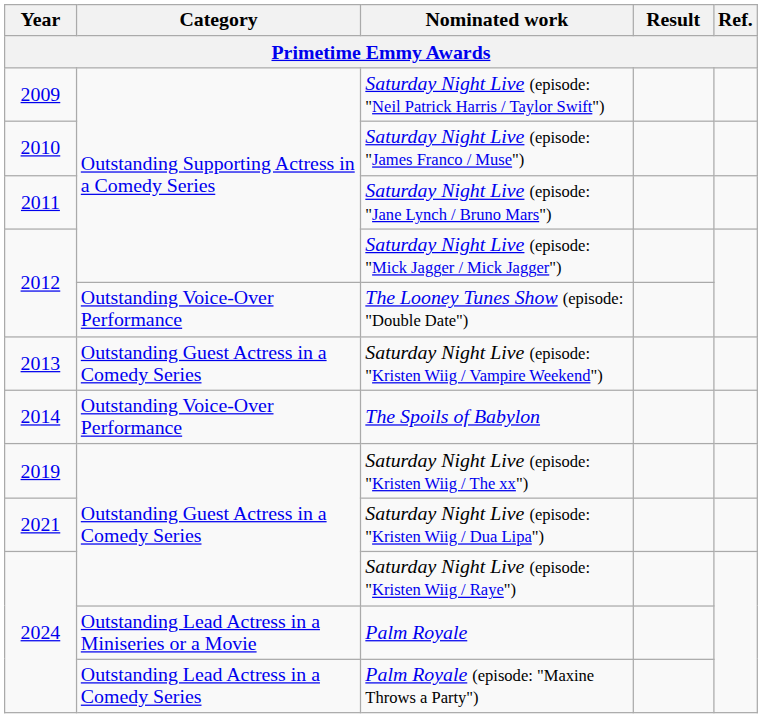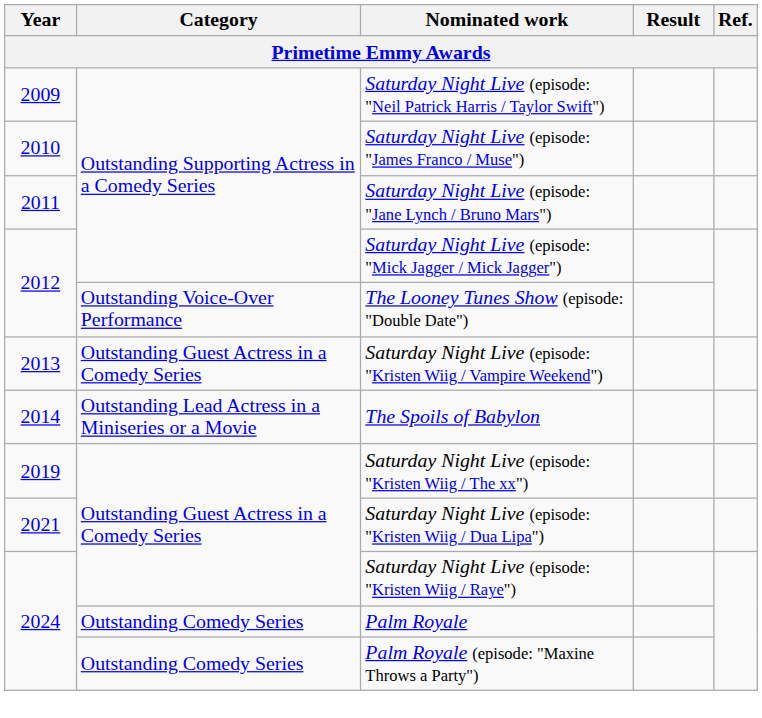(177, 417) Outstanding Voice-Over Performance -> (200, 417) Outstanding Lead Actress in a Miniseries or a Movie
(200, 632) Outstanding Lead Actress in a Miniseries or a Movie -> (192, 621) Outstanding Comedy Series
(200, 685) Outstanding Lead Actress in a Comedy Series -> (192, 663) Outstanding Comedy Series
